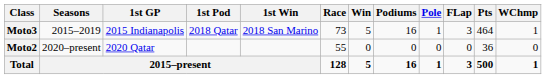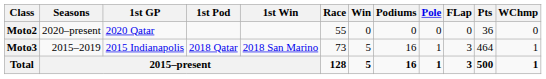rows swapped: (22, 30) <-> (22, 47)
